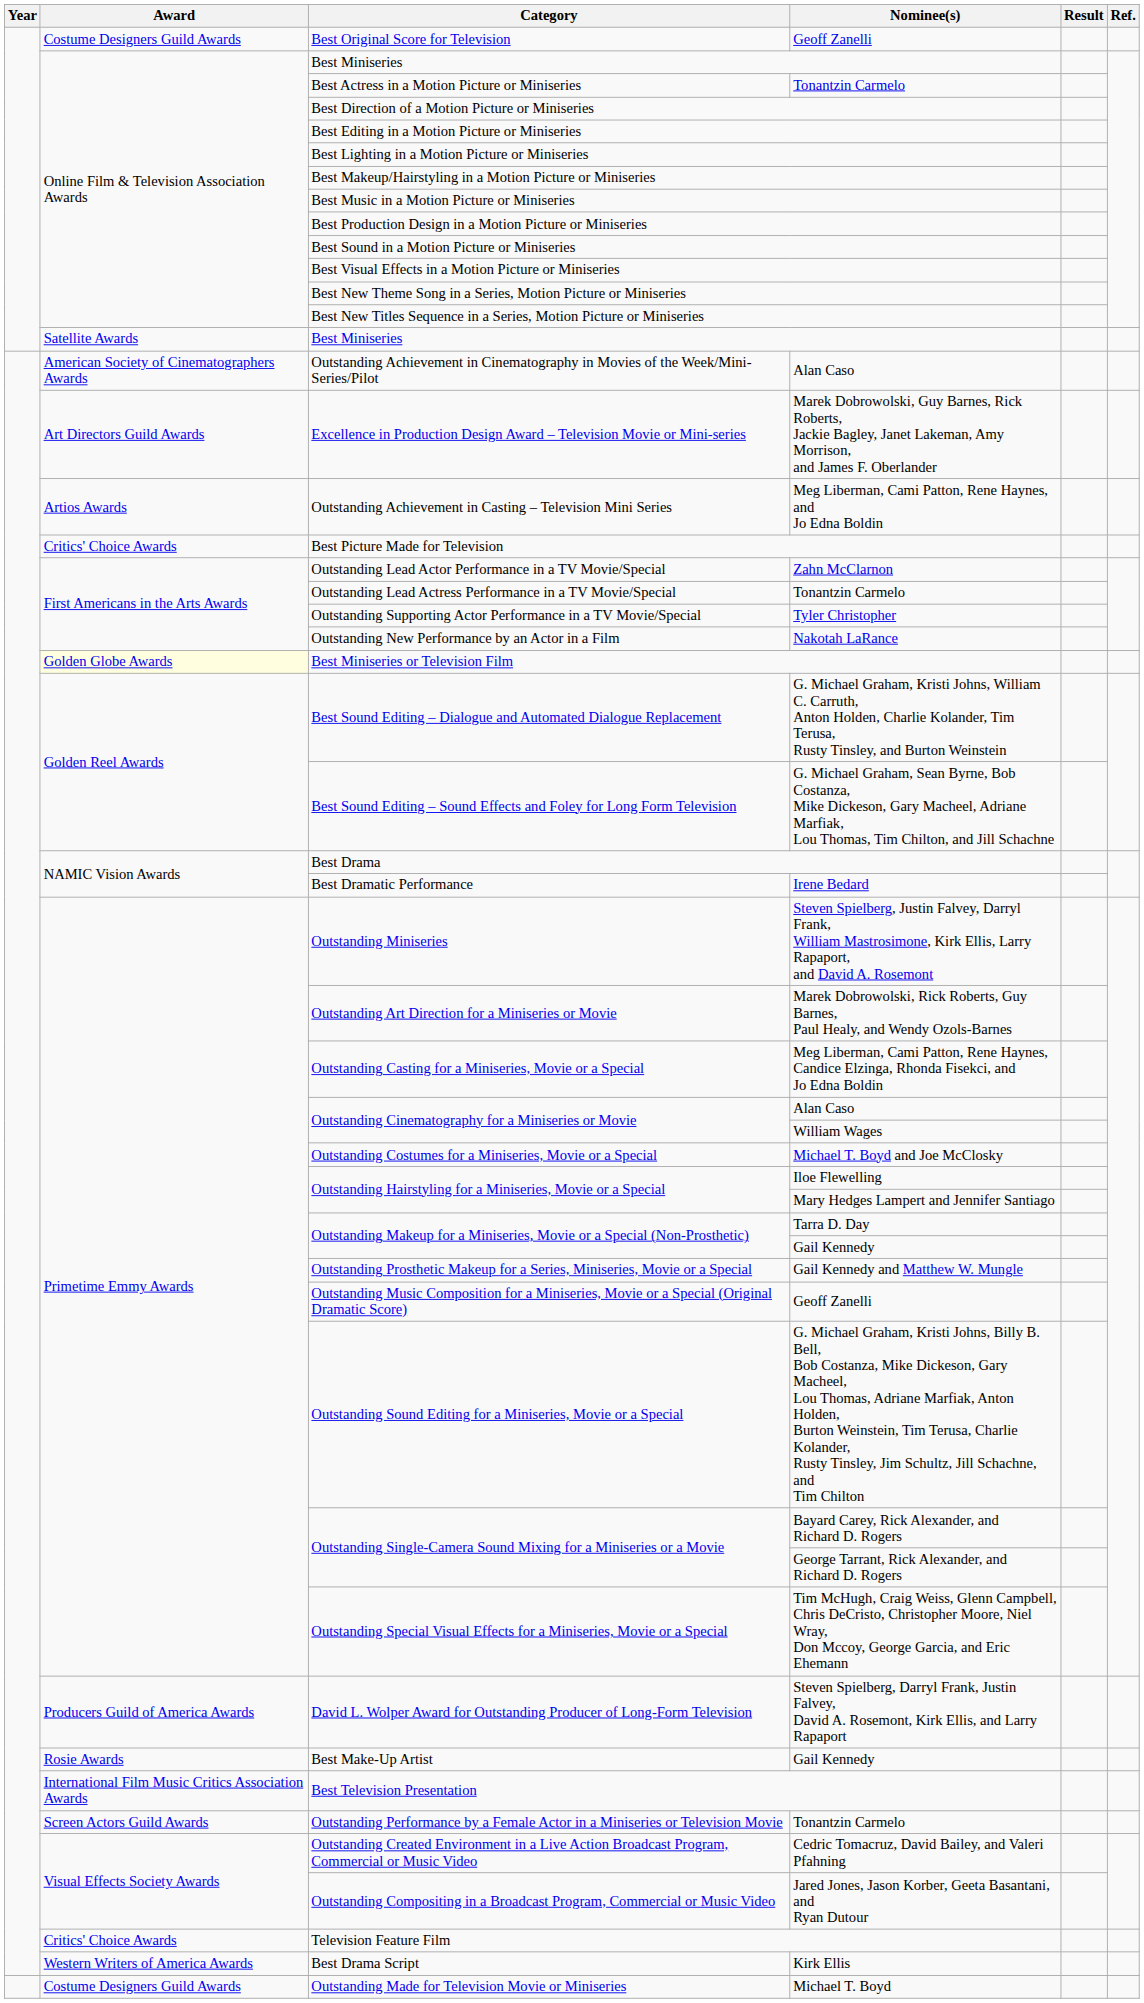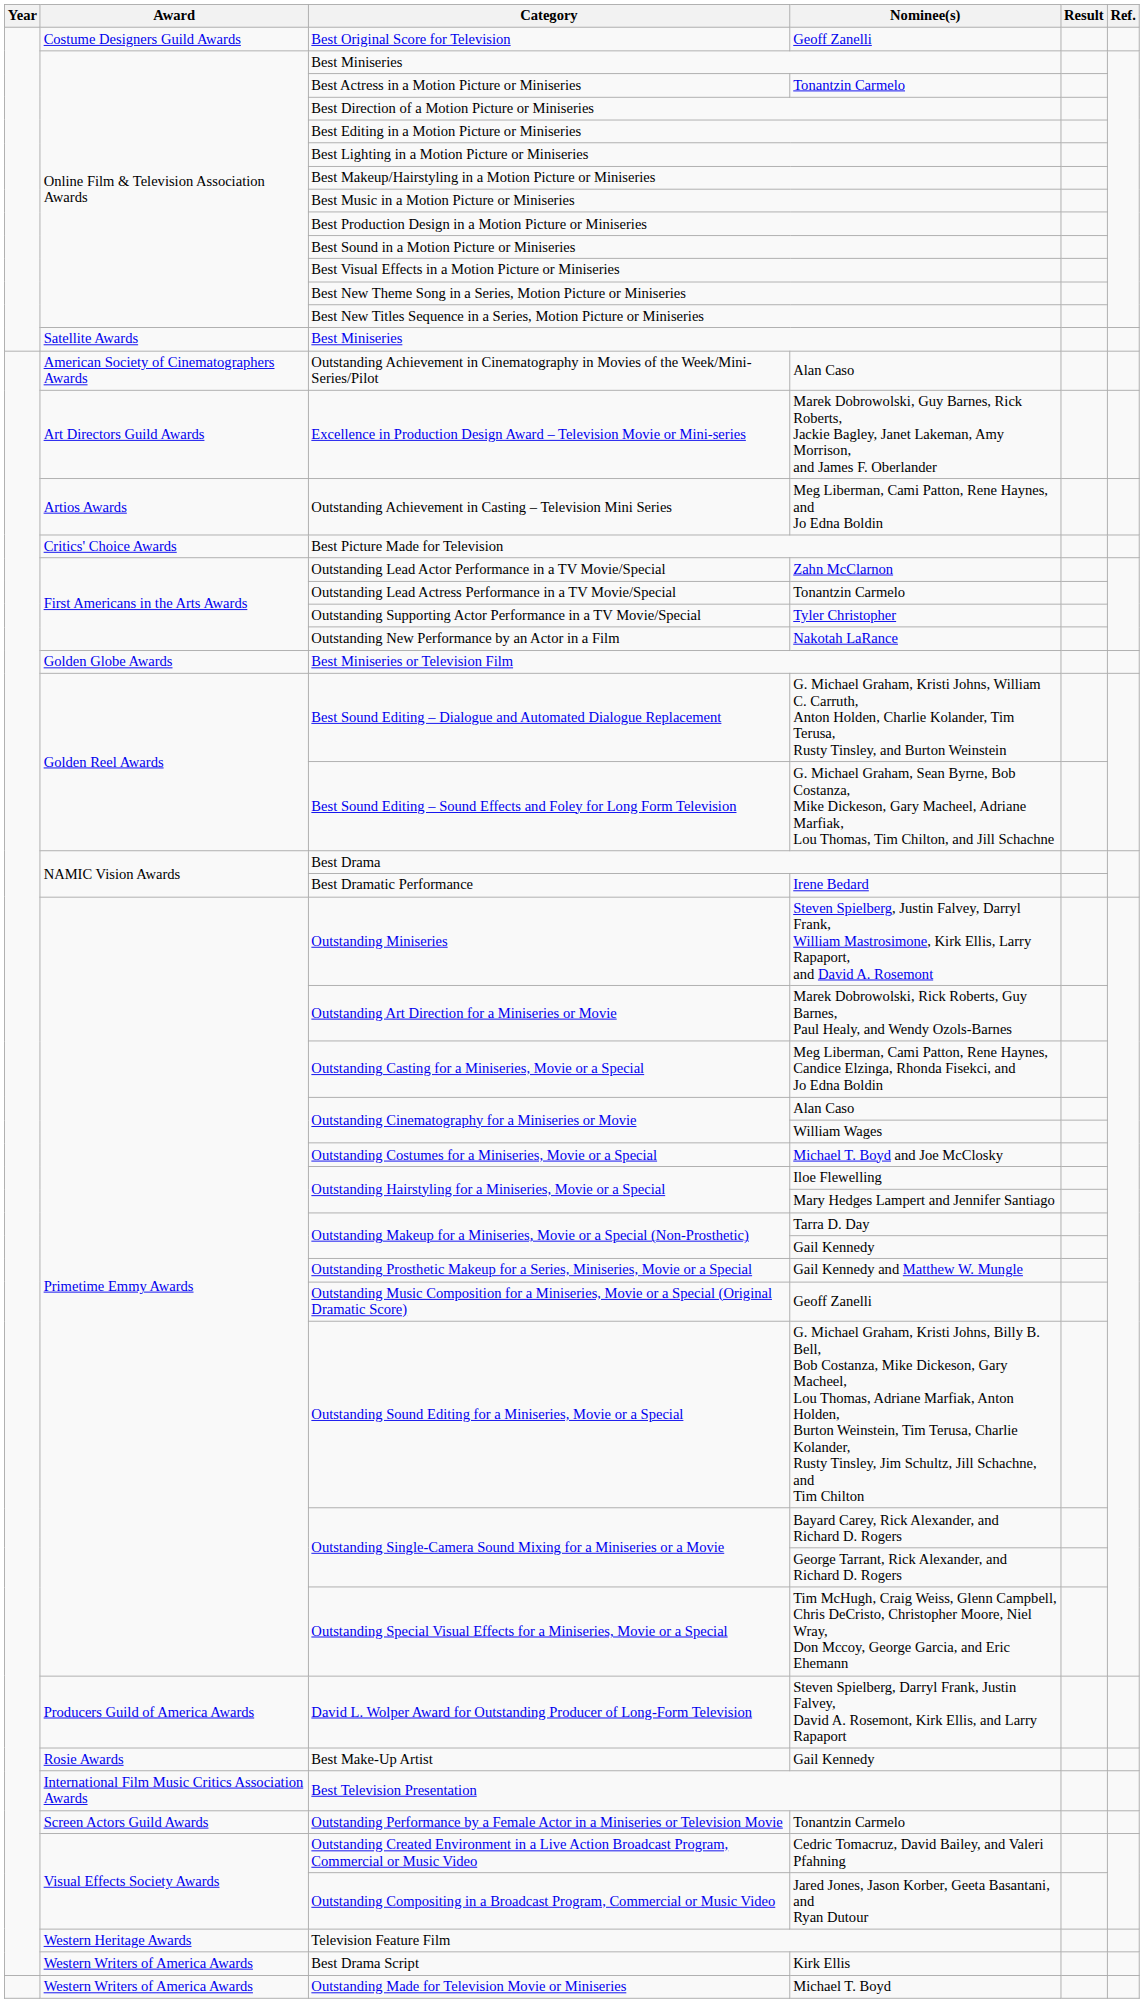(108, 661) lightyellow background -> (108, 661) no background
(110, 1940) Critics' Choice Awards -> (118, 1940) Western Heritage Awards
(142, 1986) Costume Designers Guild Awards -> (148, 1986) Western Writers of America Awards
